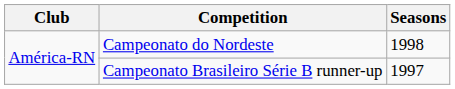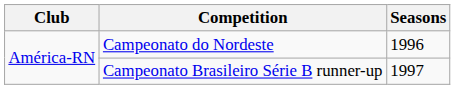(407, 44) 1998 -> (407, 44) 1996
